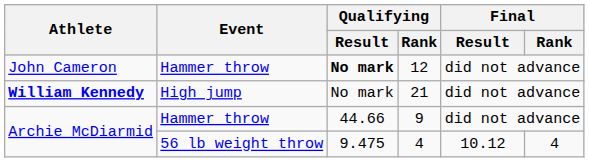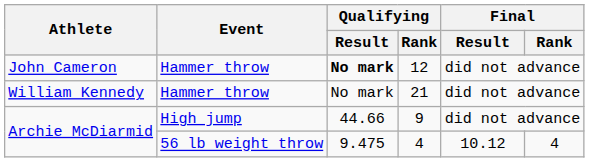(76, 93) bold -> (76, 93) normal
(201, 93) High jump -> (215, 93) Hammer throw
(215, 118) Hammer throw -> (201, 118) High jump
